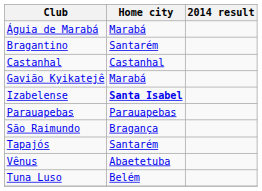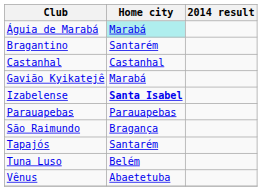(128, 29) no background -> (128, 29) paleturquoise background
rows swapped: (34, 178) <-> (22, 161)
